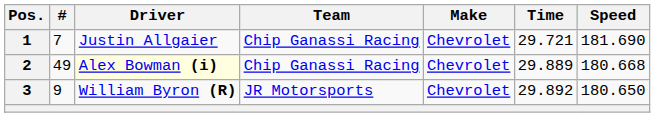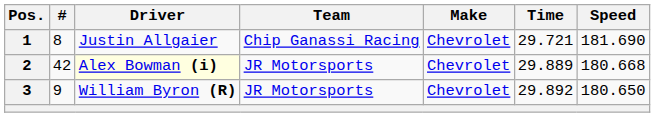(57, 42) 7 -> (57, 42) 8
(62, 67) 49 -> (62, 67) 42
(332, 67) Chip Ganassi Racing -> (308, 67) JR Motorsports
